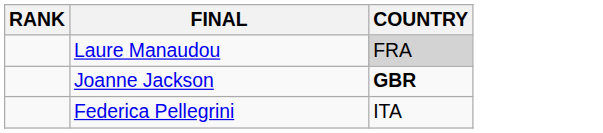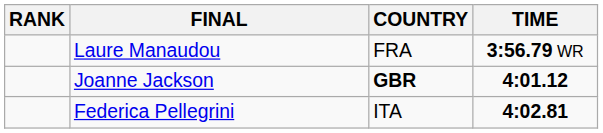+ column: (535, 19)
(393, 50) lightgrey background -> (393, 50) no background
